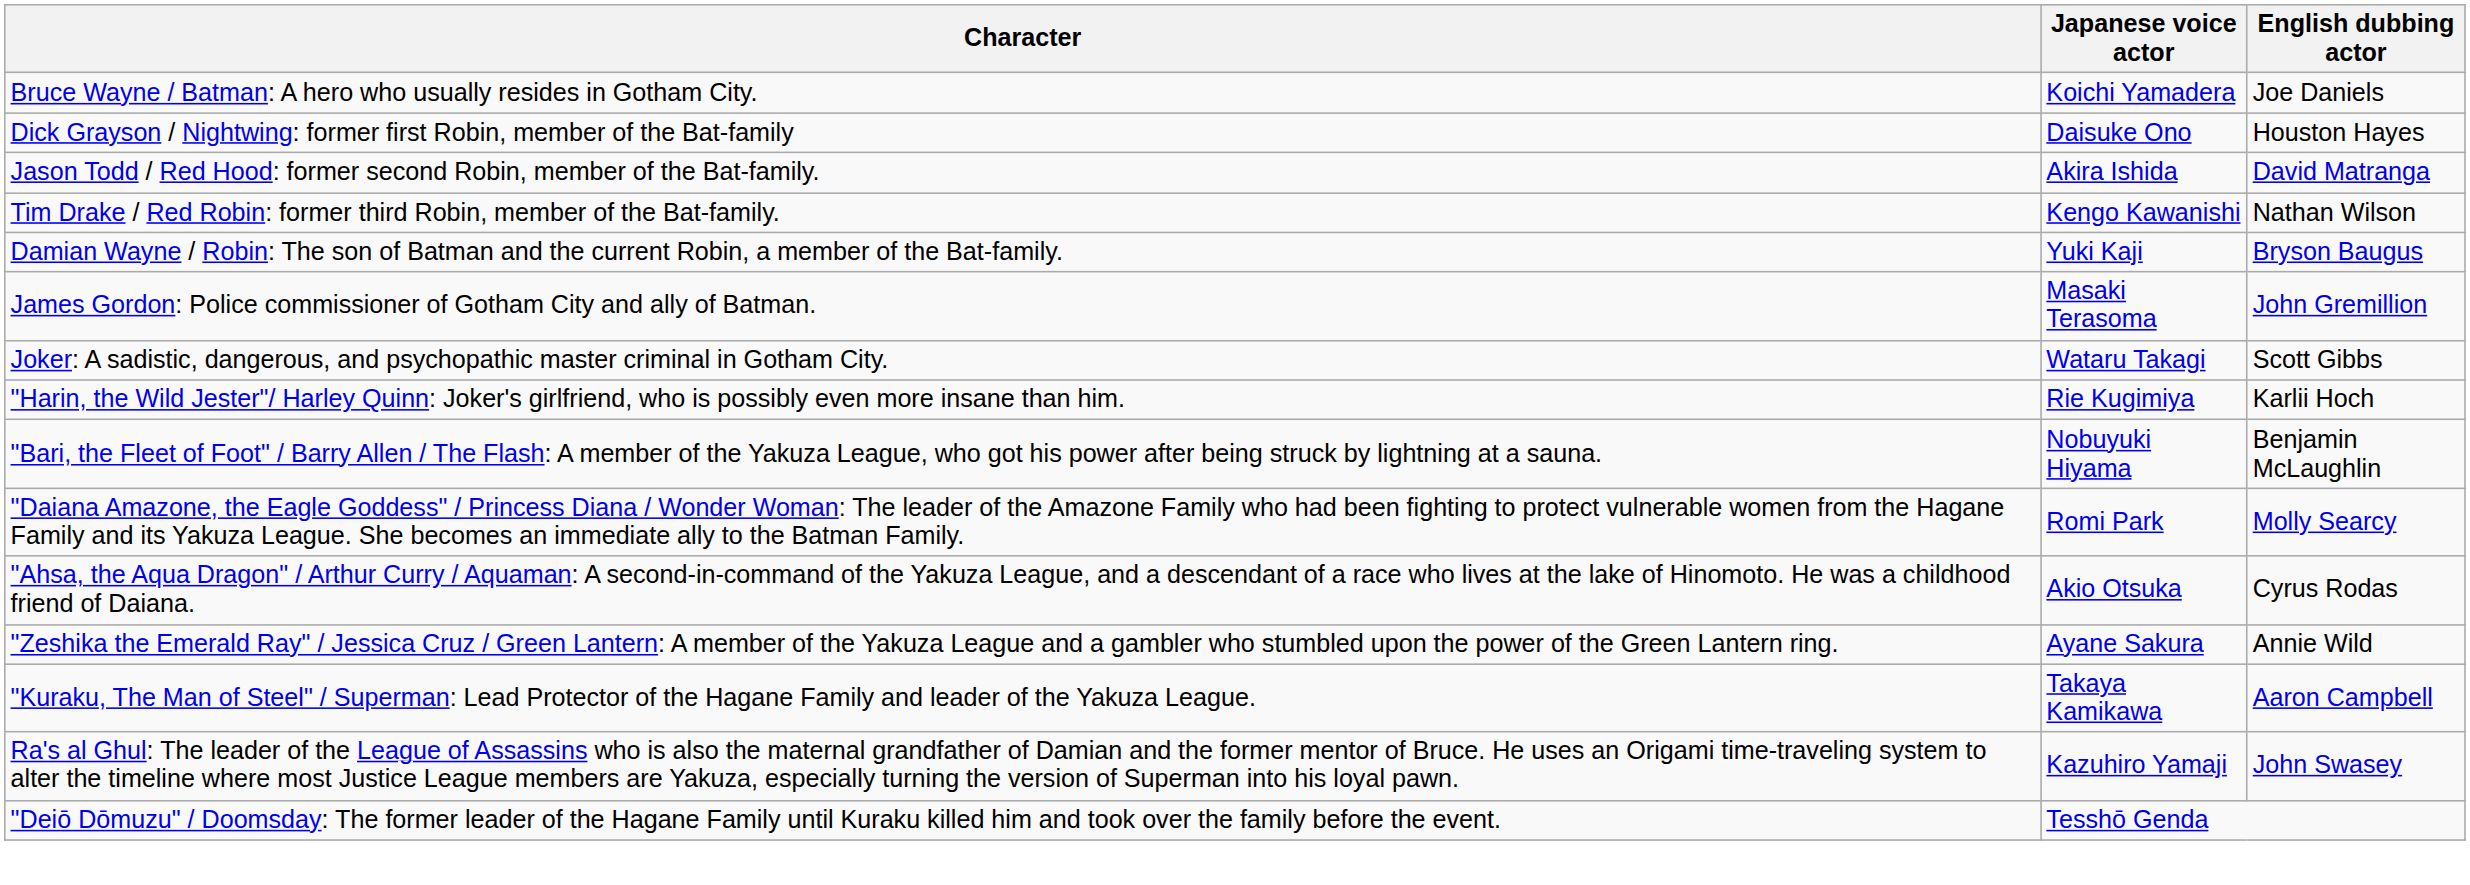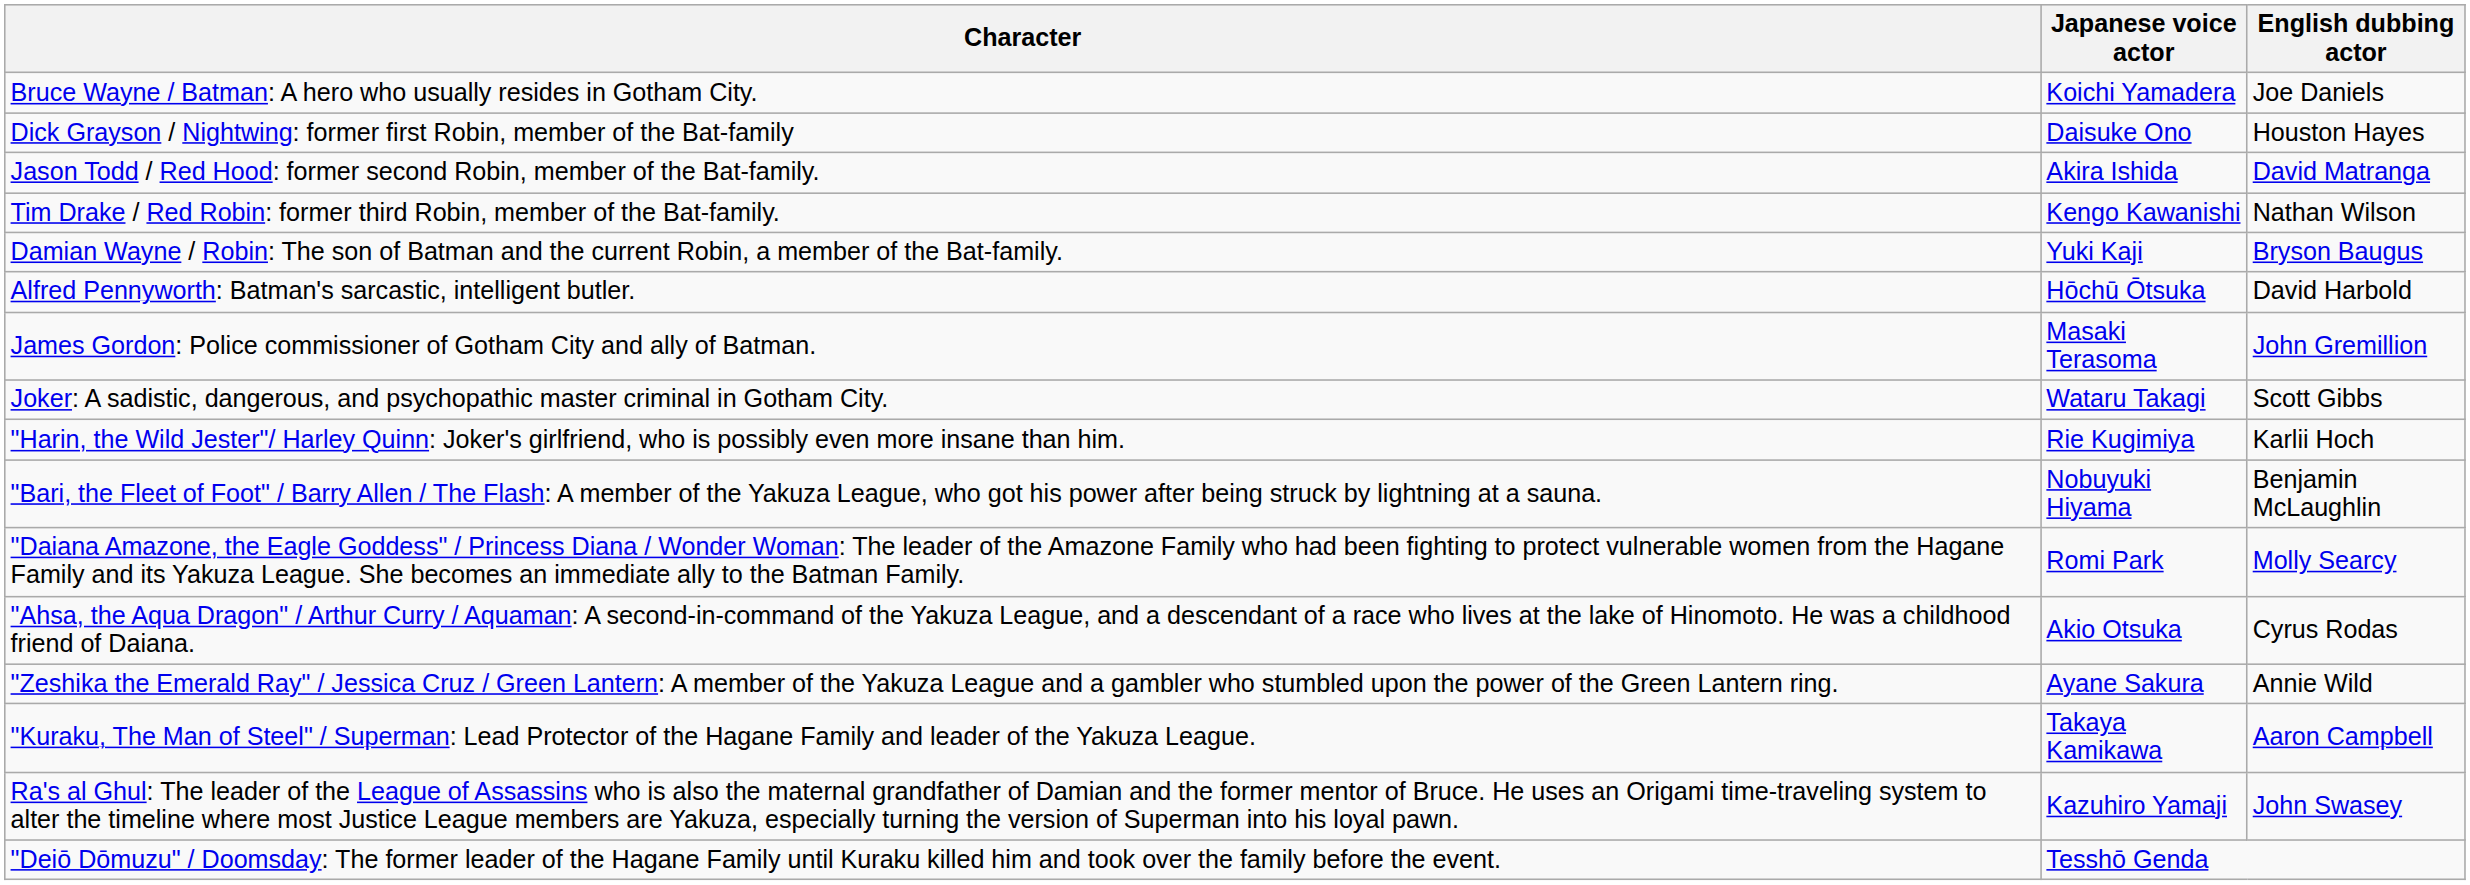+ row: (323, 291)
